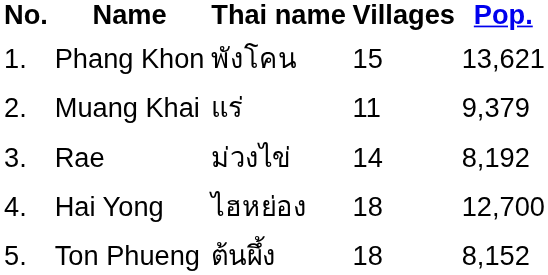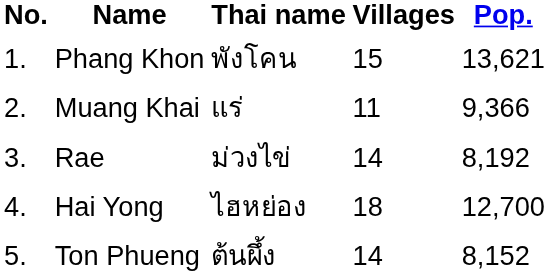(496, 107) 9,379 -> (496, 107) 9,366
(368, 255) 18 -> (368, 255) 14
